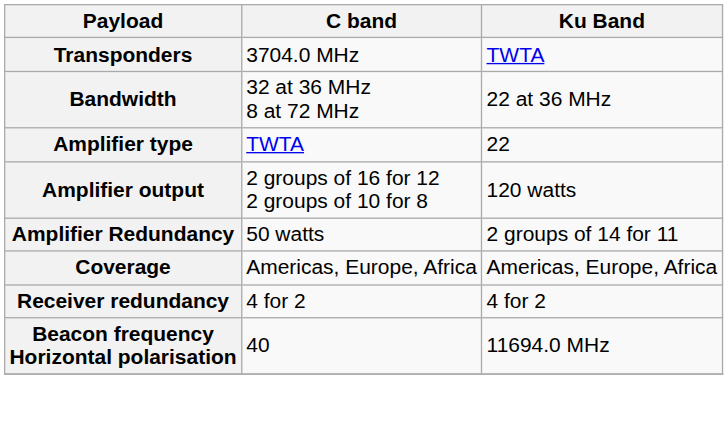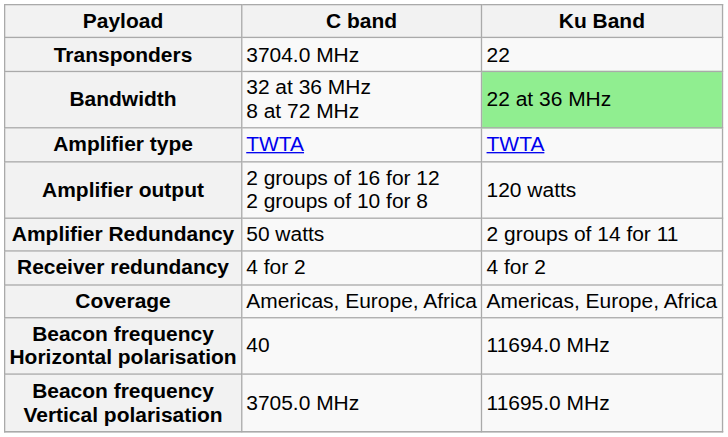(515, 54) TWTA -> (498, 54) 22
(549, 99) no background -> (549, 99) lightgreen background
(498, 144) 22 -> (515, 144) TWTA
rows swapped: (123, 300) <-> (123, 267)
+ row: (123, 402)
